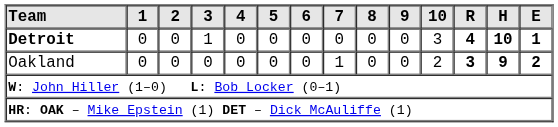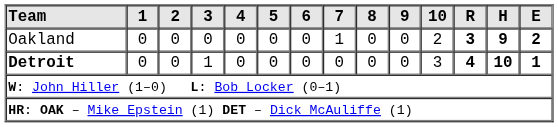rows swapped: (42, 63) <-> (42, 40)
